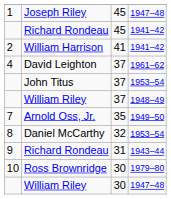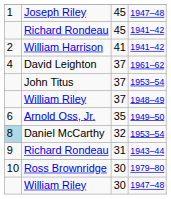(10, 116) 7 -> (10, 116) 6
(10, 133) no background -> (10, 133) lightblue background
